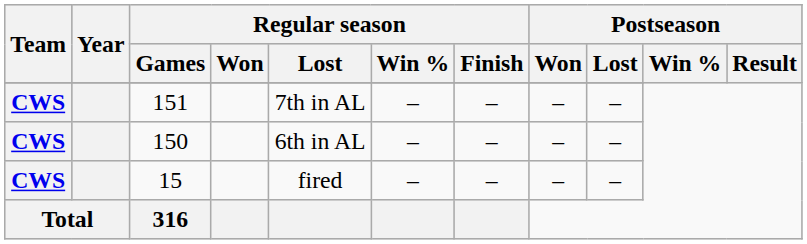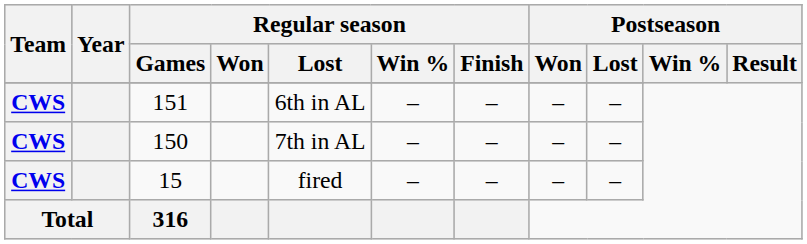(320, 102) 7th in AL -> (320, 102) 6th in AL
(320, 141) 6th in AL -> (320, 141) 7th in AL
